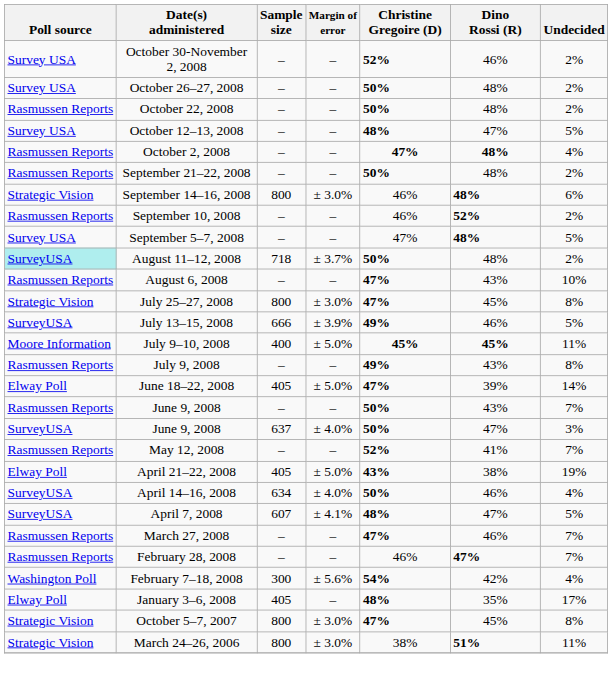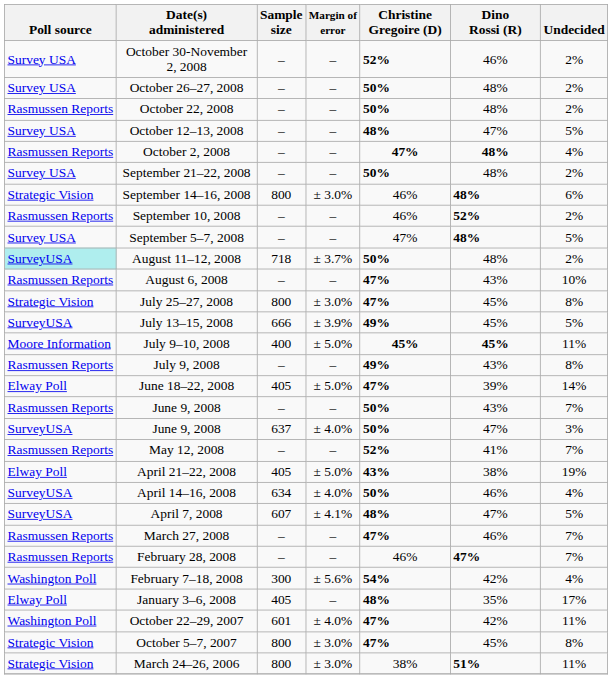(60, 173) Rasmussen Reports -> (42, 173) Survey USA
(495, 322) 46% -> (495, 322) 45%
+ row: (187, 620)
